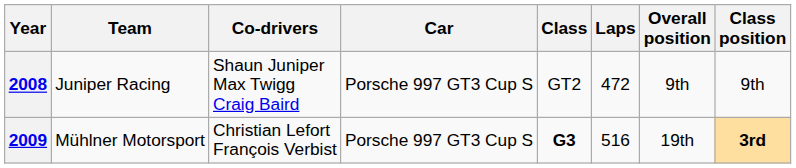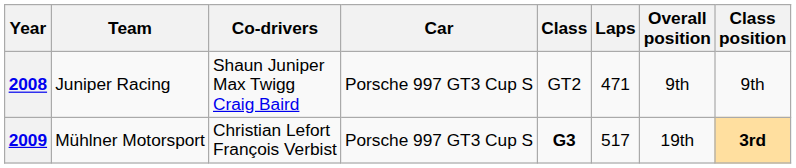(616, 84) 472 -> (616, 84) 471
(616, 140) 516 -> (616, 140) 517
